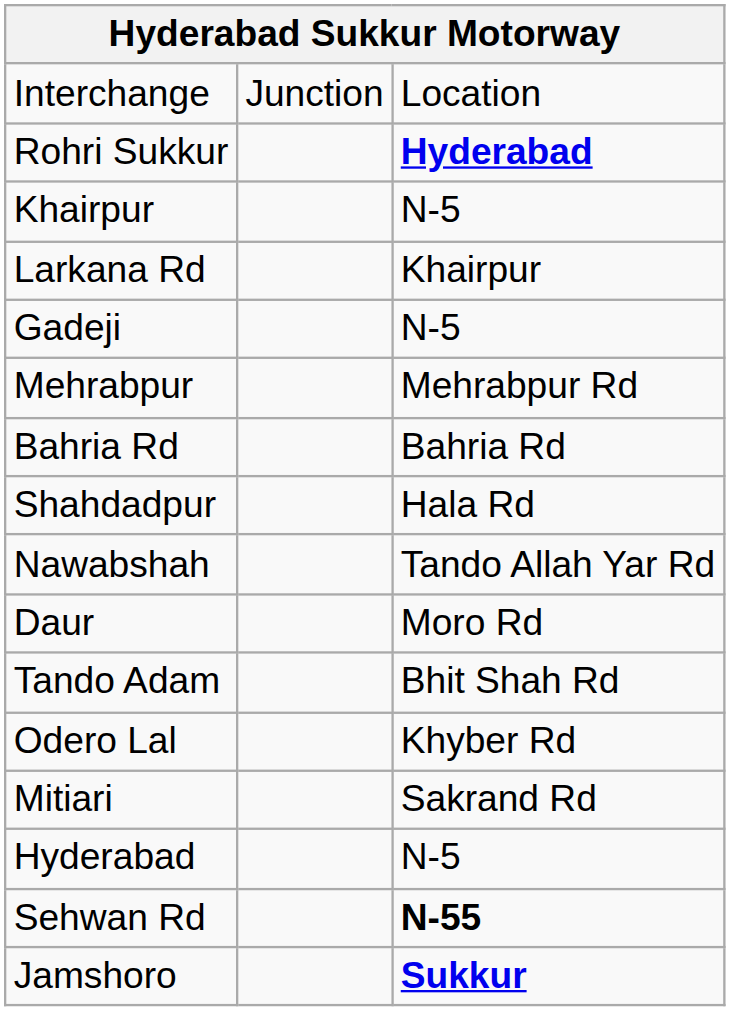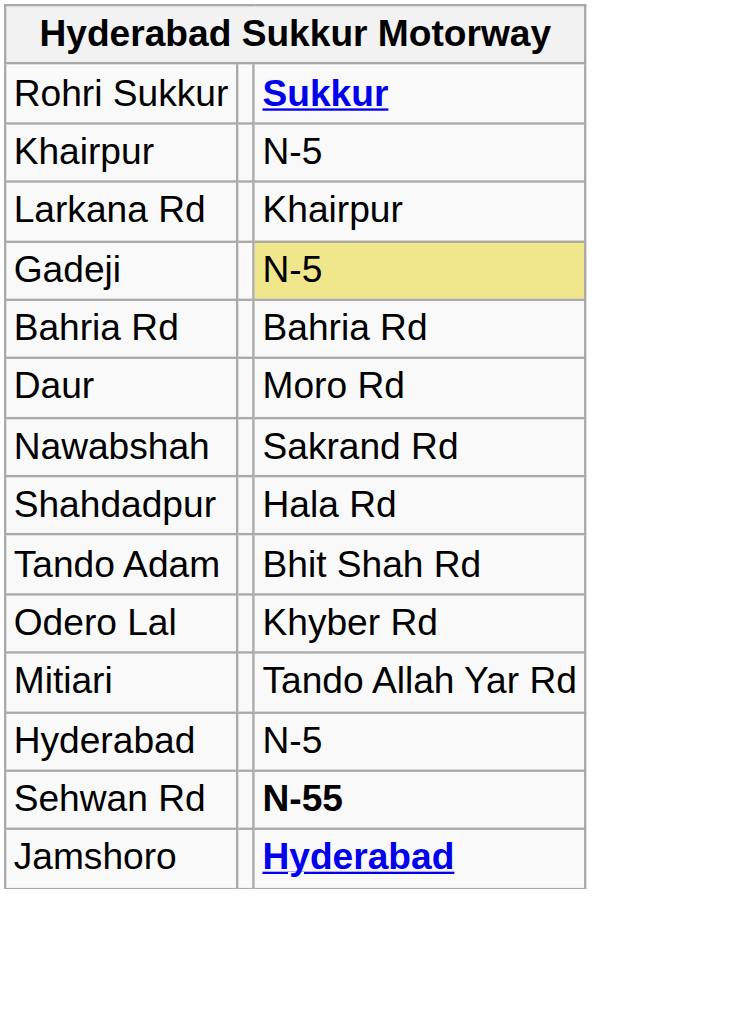- row: (112, 92)
(497, 151) Hyderabad -> (325, 92) Sukkur
(431, 328) no background -> (292, 269) khaki background
- row: (103, 387)
rows swapped: (54, 622) <-> (115, 504)
(558, 563) Tando Allah Yar Rd -> (361, 446) Sakrand Rd
(499, 799) Sakrand Rd -> (420, 681) Tando Allah Yar Rd
(464, 975) Sukkur -> (358, 858) Hyderabad
